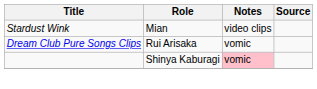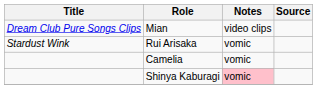(38, 28) Stardust Wink -> (74, 28) Dream Club Pure Songs Clips
(74, 44) Dream Club Pure Songs Clips -> (38, 44) Stardust Wink
+ row: (164, 60)
